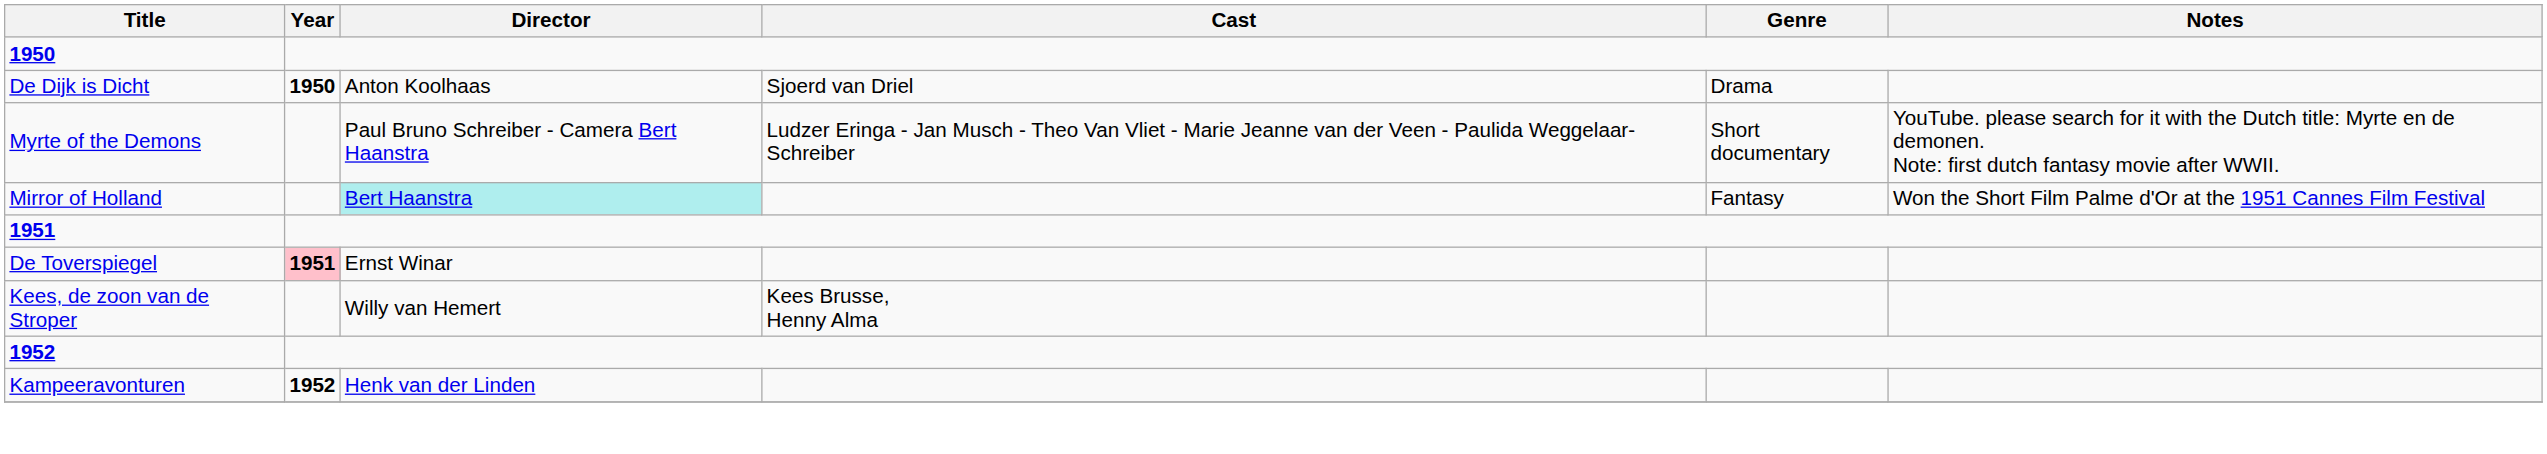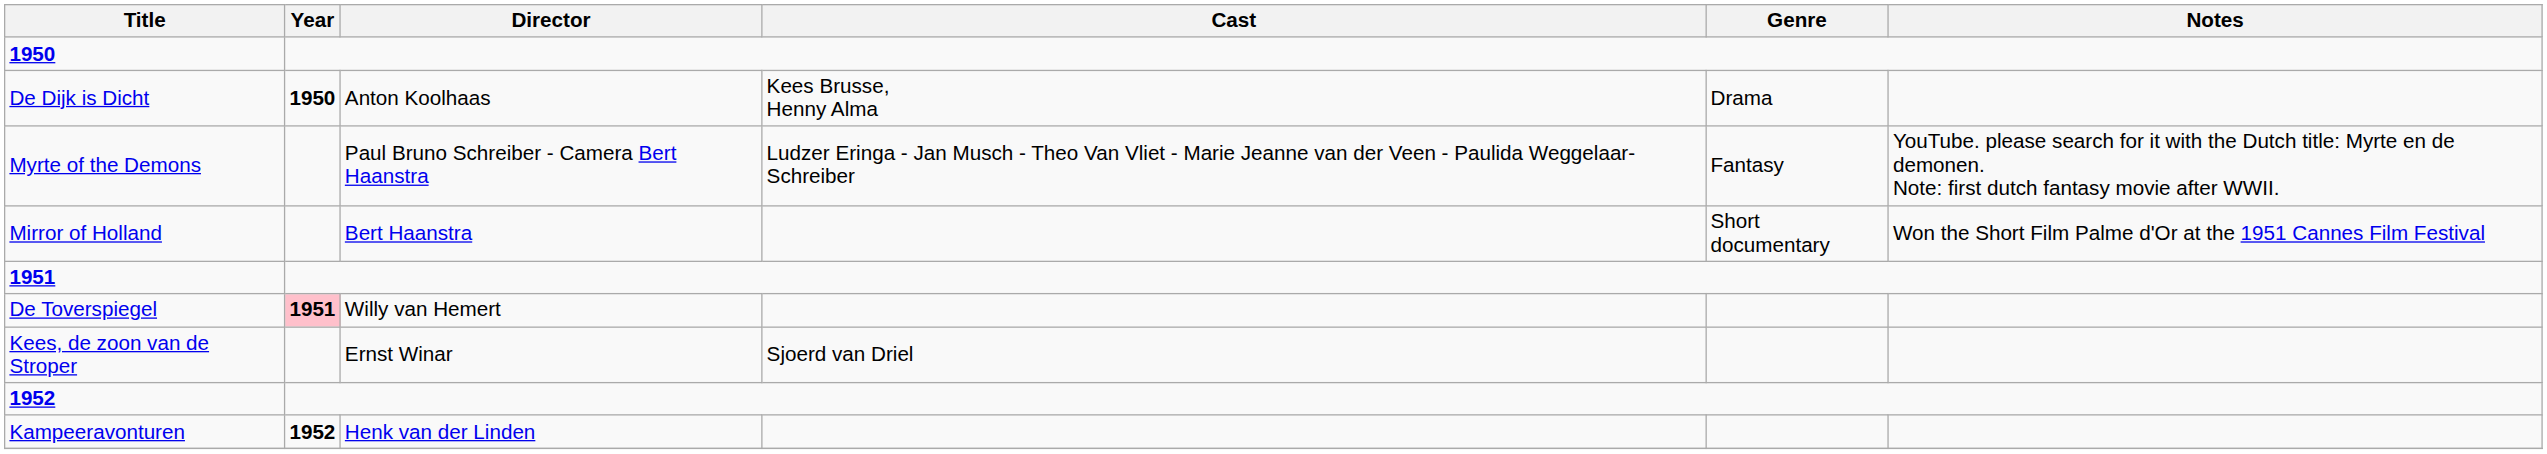(840, 86) Sjoerd van Driel -> (828, 97) Kees Brusse, Henny Alma
(1770, 142) Short documentary -> (1747, 165) Fantasy
(409, 198) paleturquoise background -> (409, 233) no background
(1747, 198) Fantasy -> (1770, 233) Short documentary
(399, 263) Ernst Winar -> (423, 310) Willy van Hemert
(423, 308) Willy van Hemert -> (399, 354) Ernst Winar
(828, 308) Kees Brusse, Henny Alma -> (840, 354) Sjoerd van Driel
